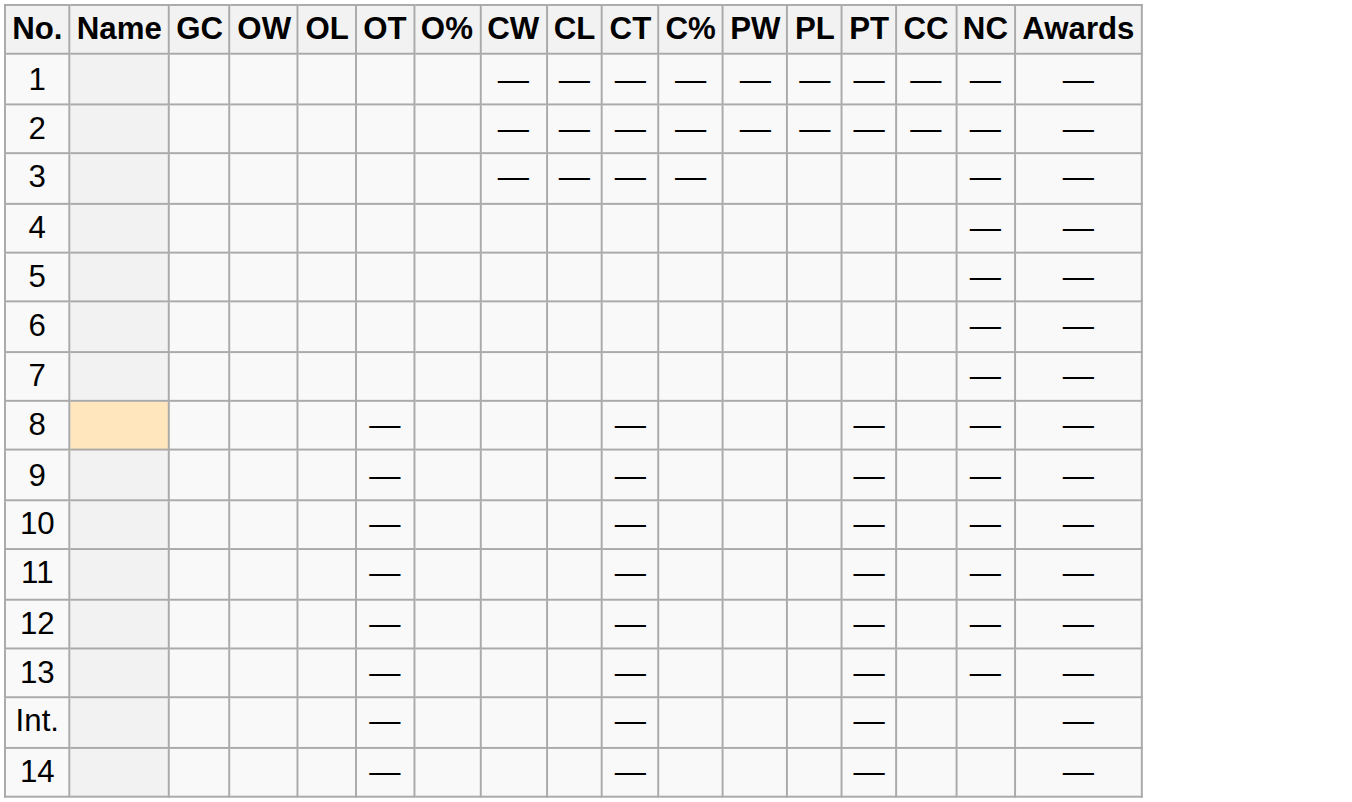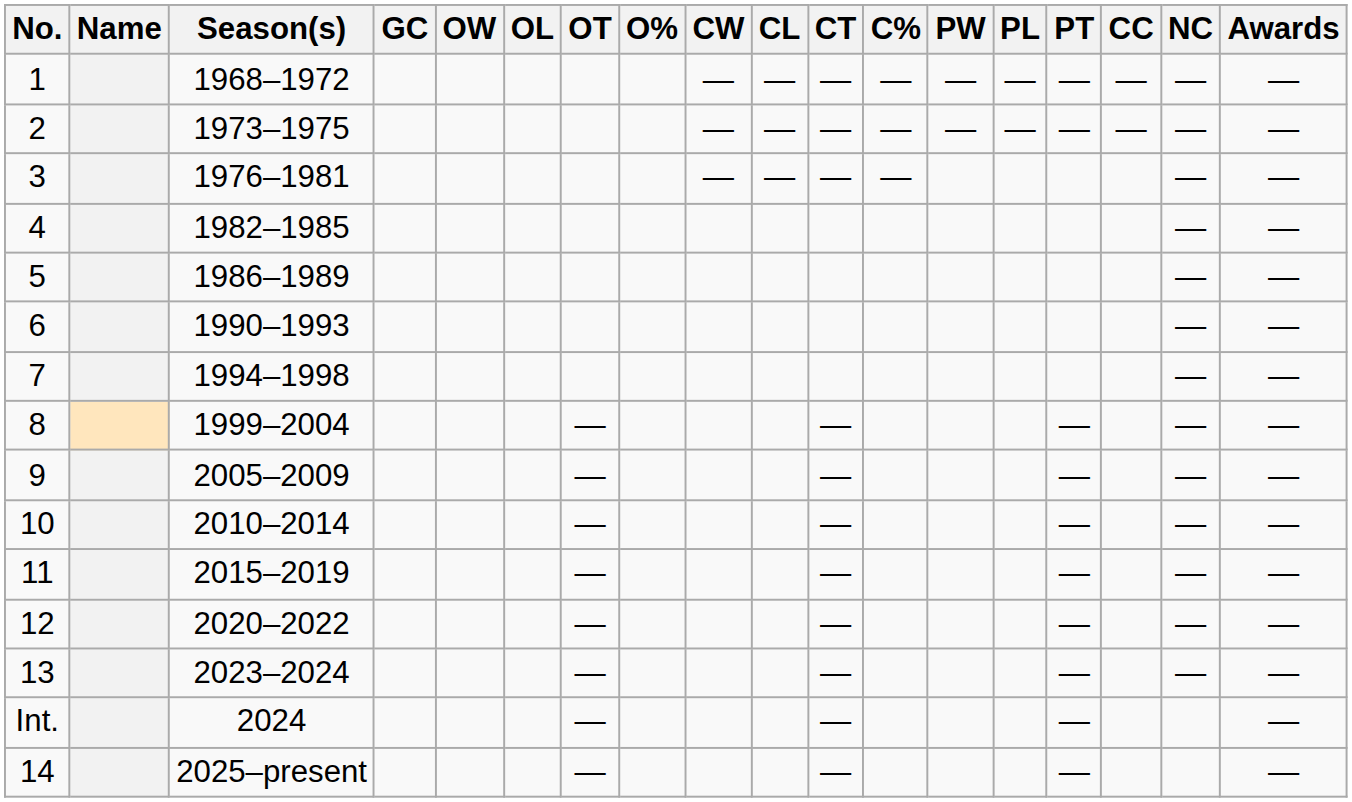+ column: (272, 29)
